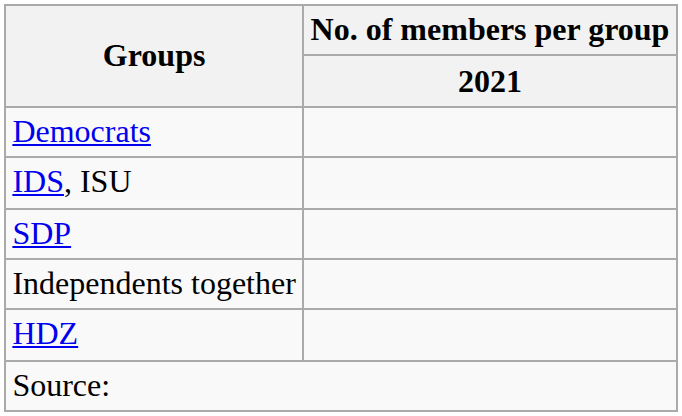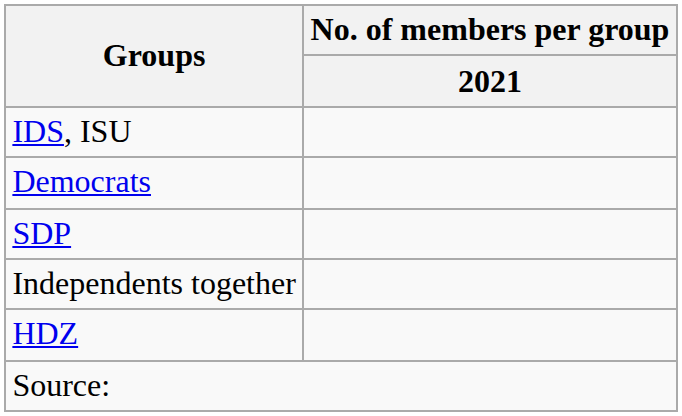rows swapped: (72, 182) <-> (82, 131)
